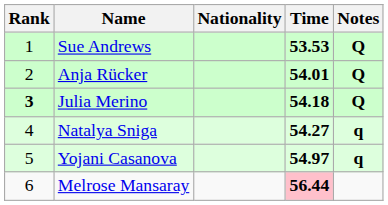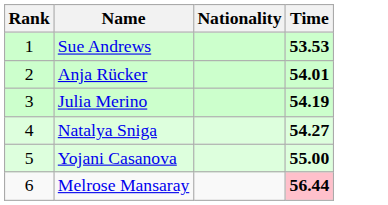- column: (358, 18)
(29, 102) bold -> (29, 102) normal
(309, 102) 54.18 -> (309, 102) 54.19
(309, 158) 54.97 -> (309, 158) 55.00
